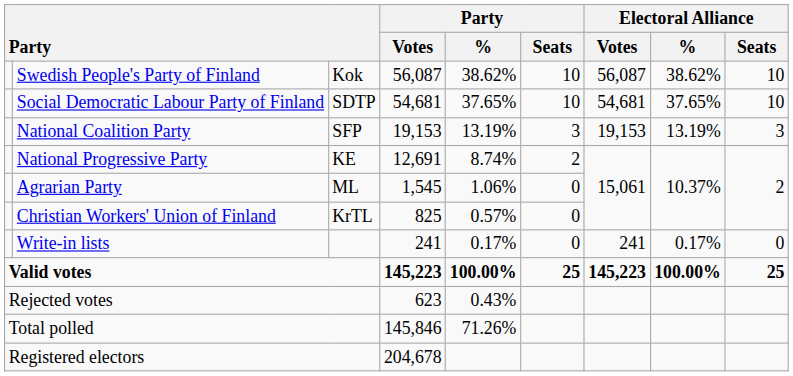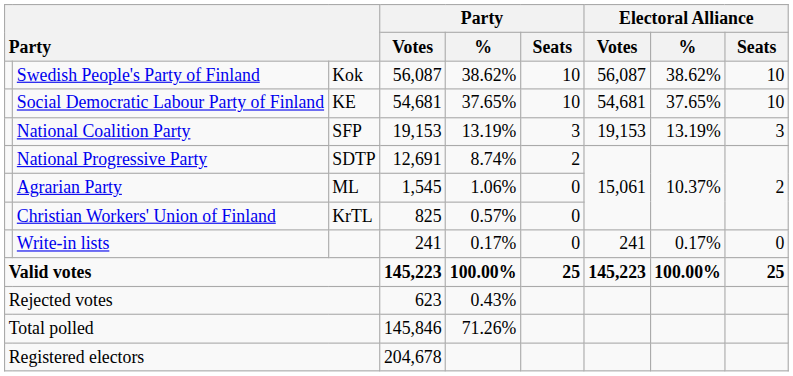(354, 103) SDTP -> (344, 103) KE
(344, 159) KE -> (354, 159) SDTP
